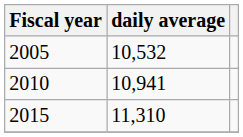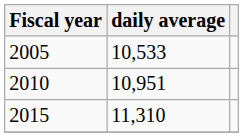(139, 52) 10,532 -> (139, 52) 10,533
(139, 83) 10,941 -> (139, 83) 10,951
